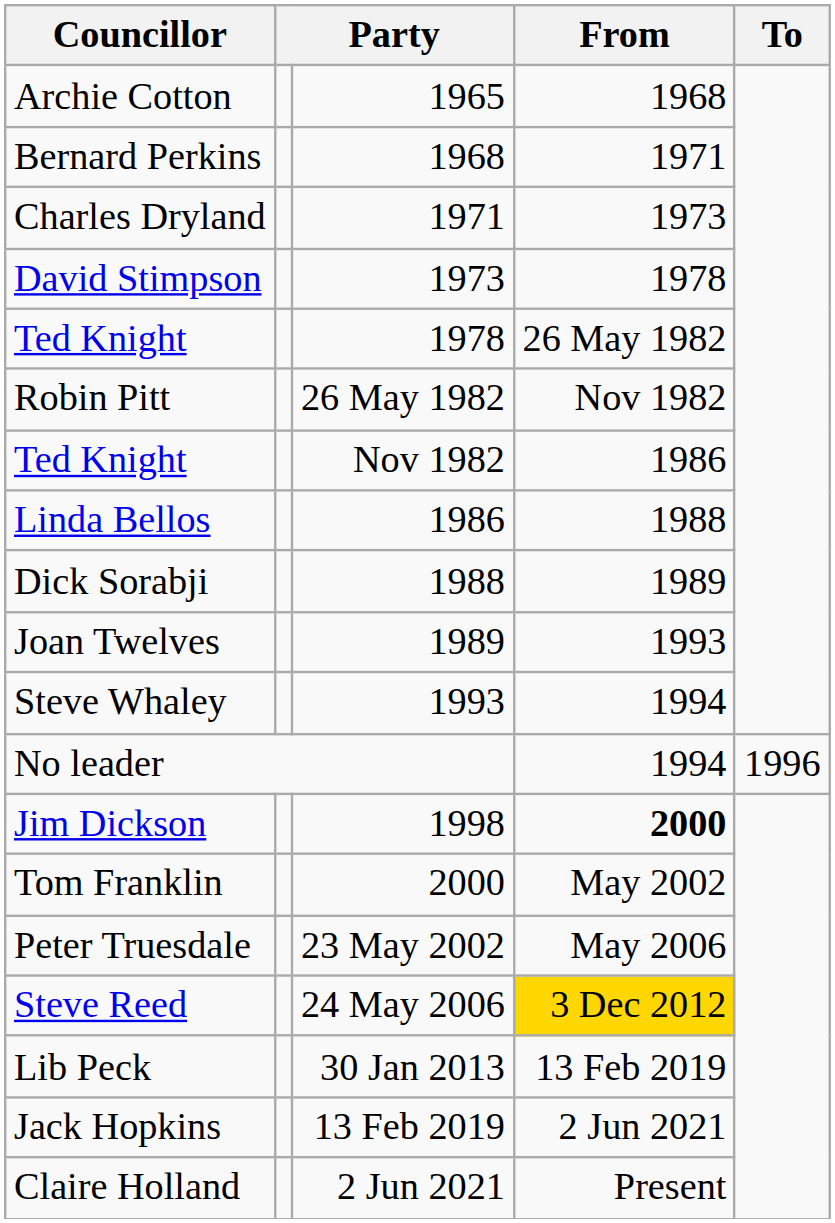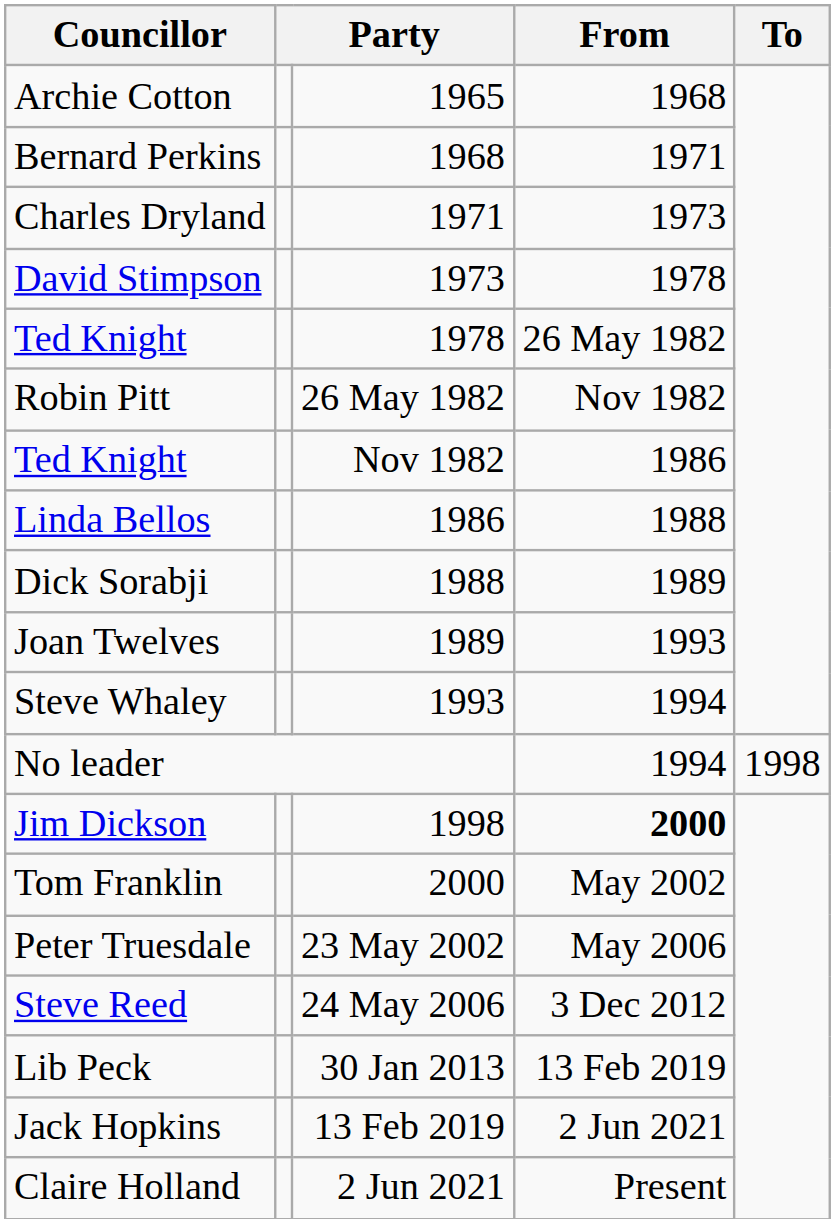(782, 762) 1996 -> (782, 762) 1998
(638, 1005) gold background -> (638, 1005) no background
